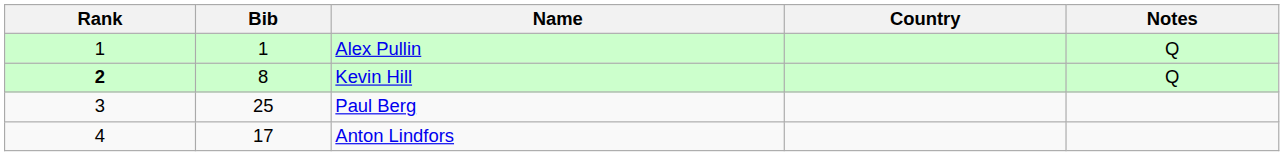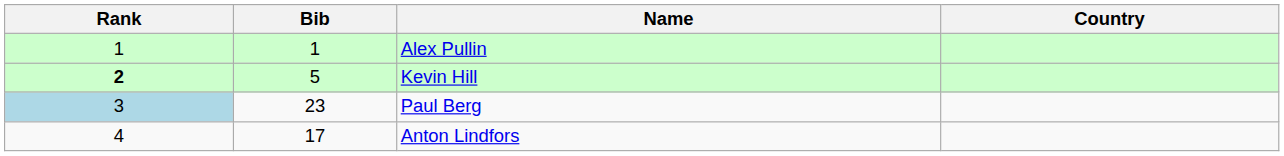- column: (1172, 19)
(263, 77) 8 -> (315, 77) 5
(100, 106) no background -> (119, 106) lightblue background
(263, 106) 25 -> (315, 106) 23
